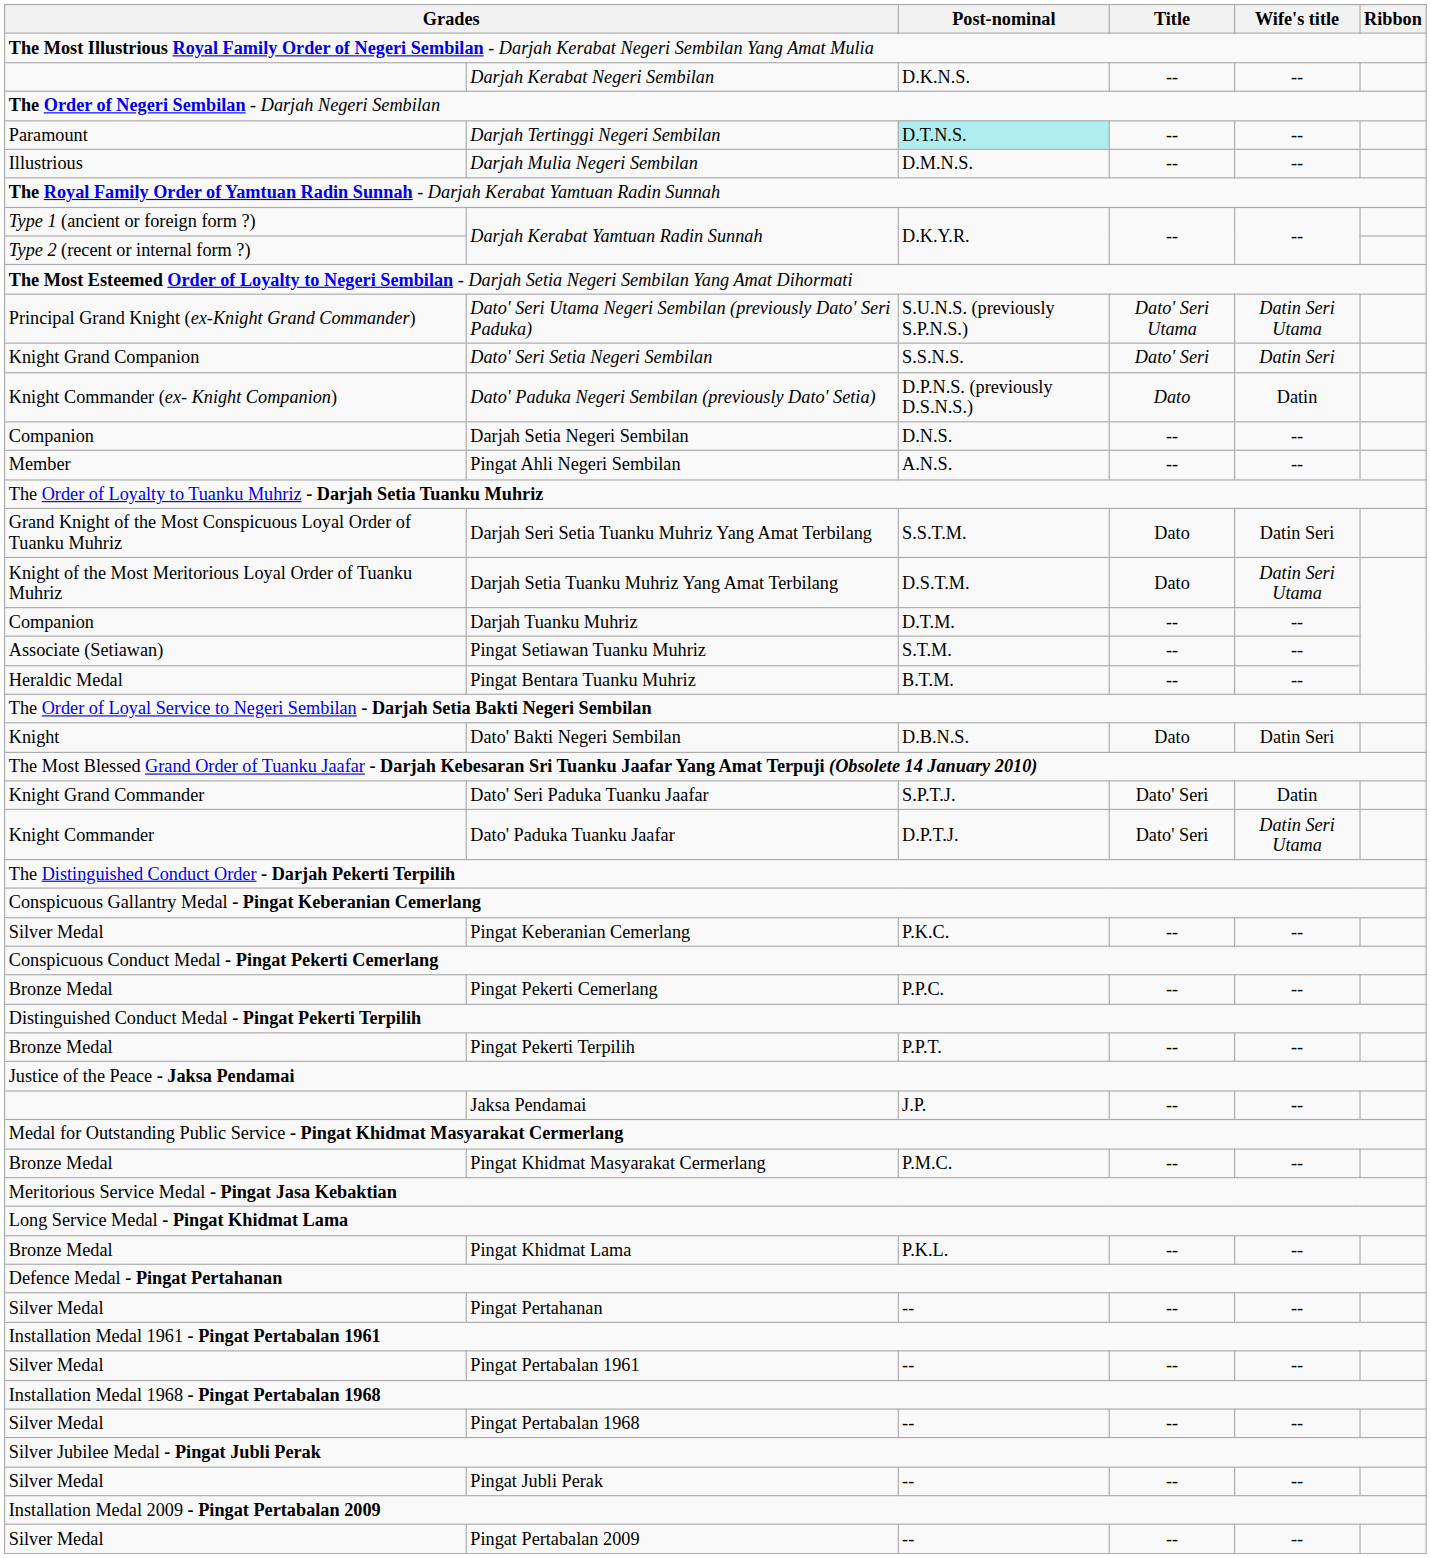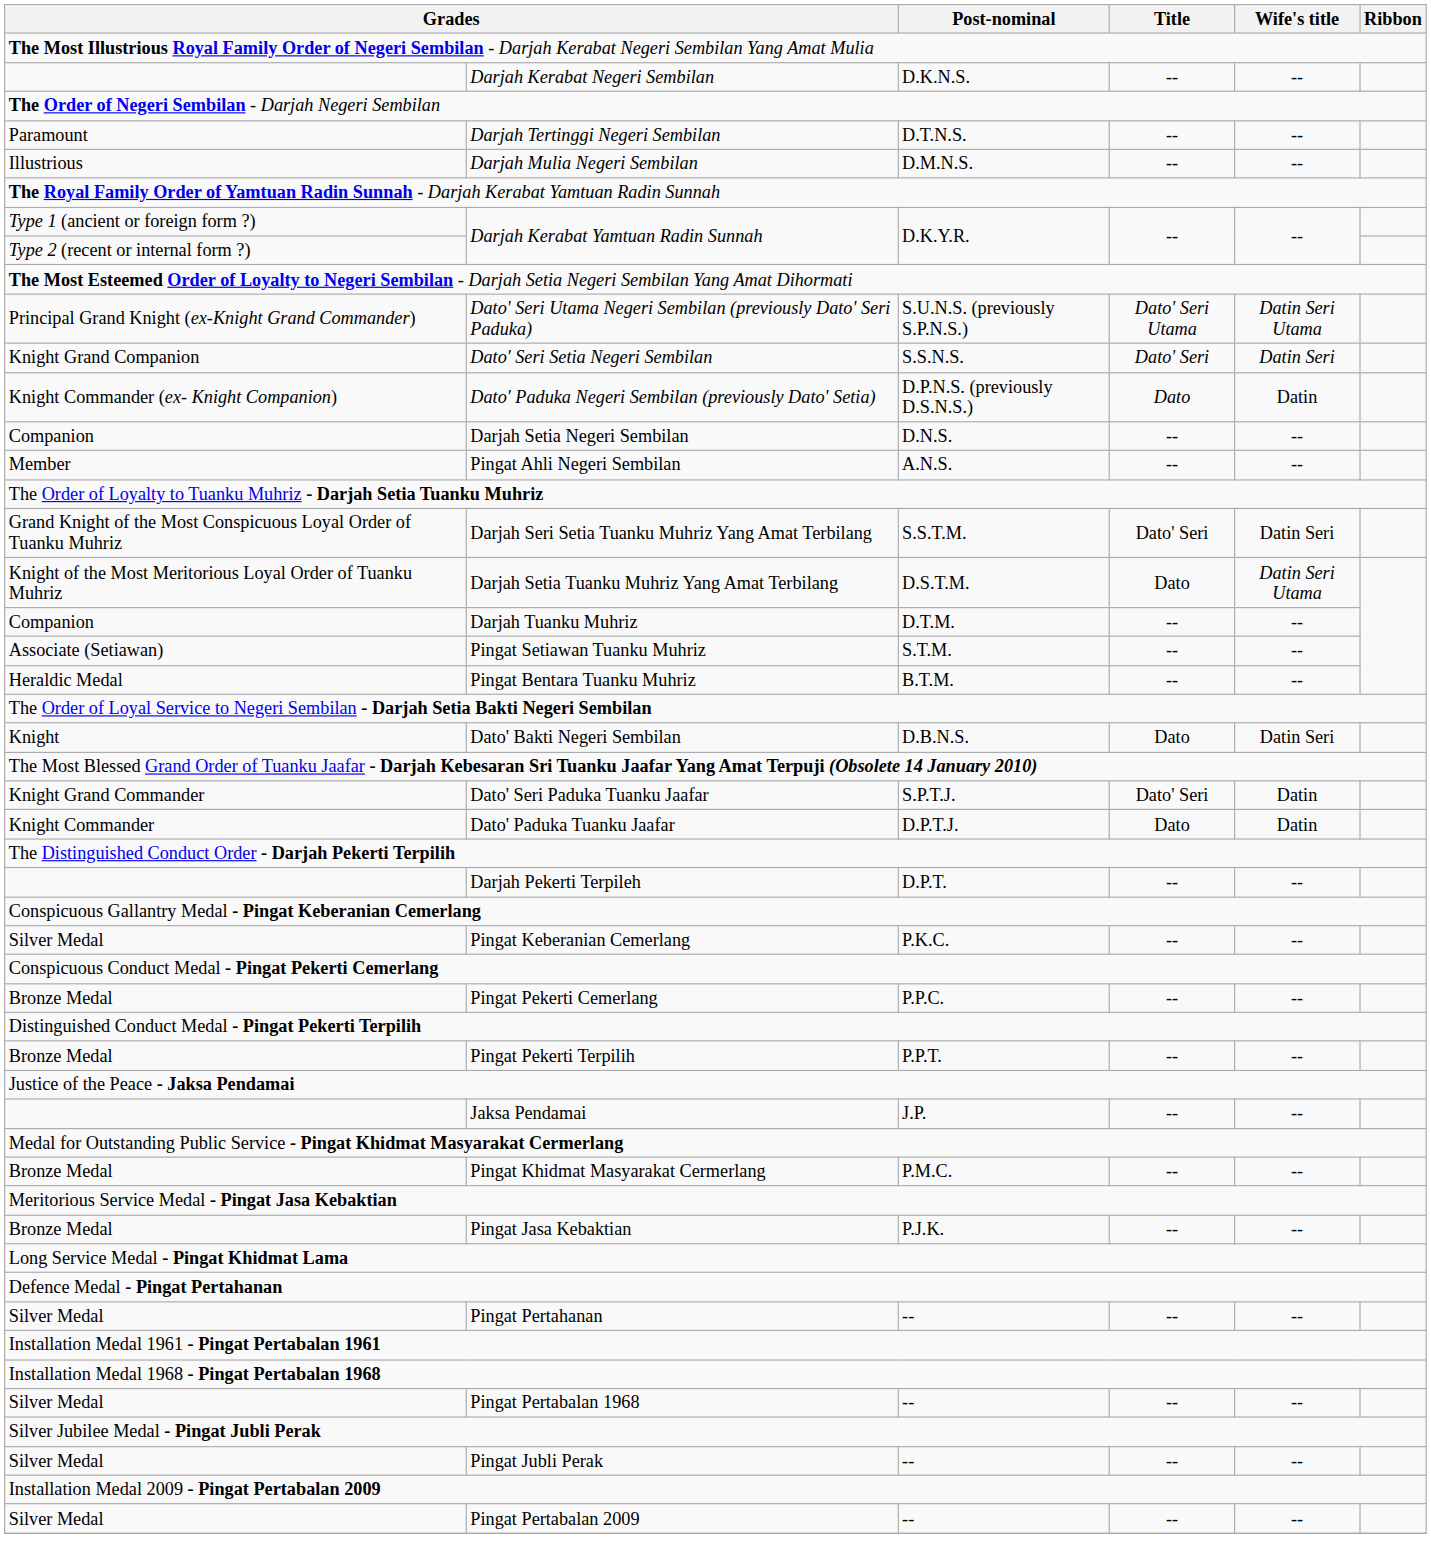(934, 134) paleturquoise background -> (934, 134) no background
(1172, 533) Dato -> (1172, 533) Dato' Seri
(1172, 834) Dato' Seri -> (1172, 824) Dato
(1297, 834) Datin Seri Utama -> (1297, 824) Datin
+ row: (235, 882)
+ row: (61, 1229)
- row: (61, 1249)
- row: (56, 1365)
